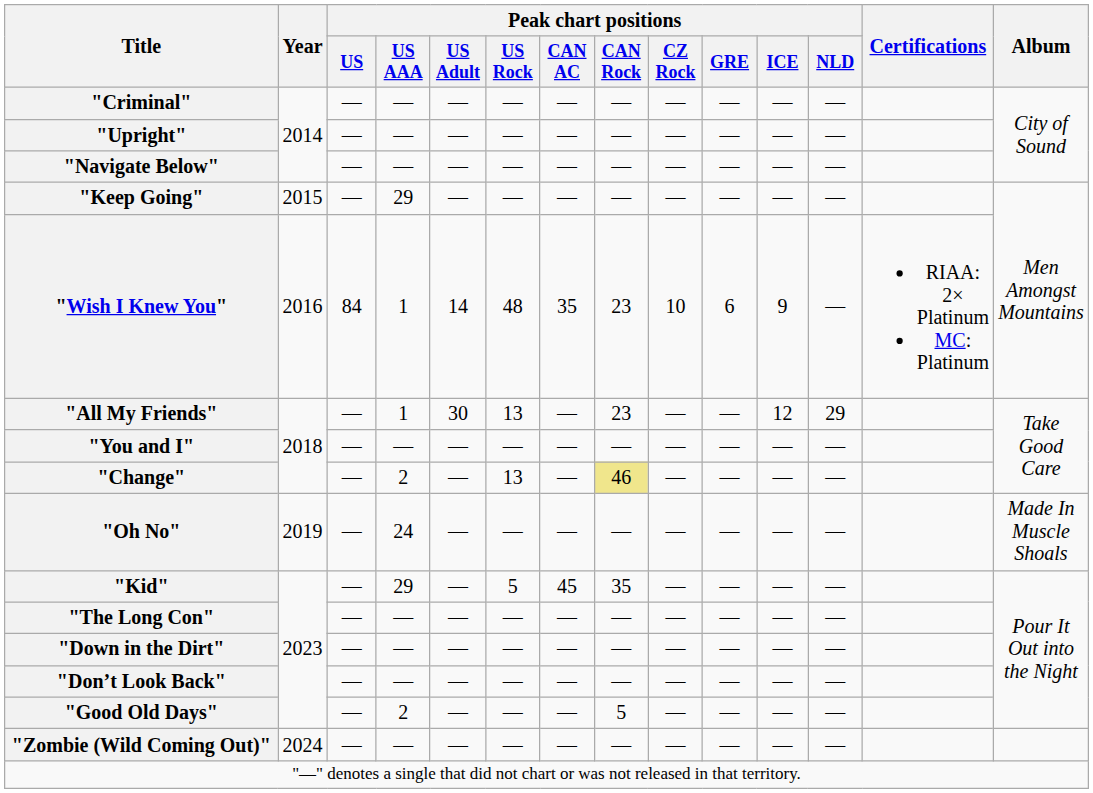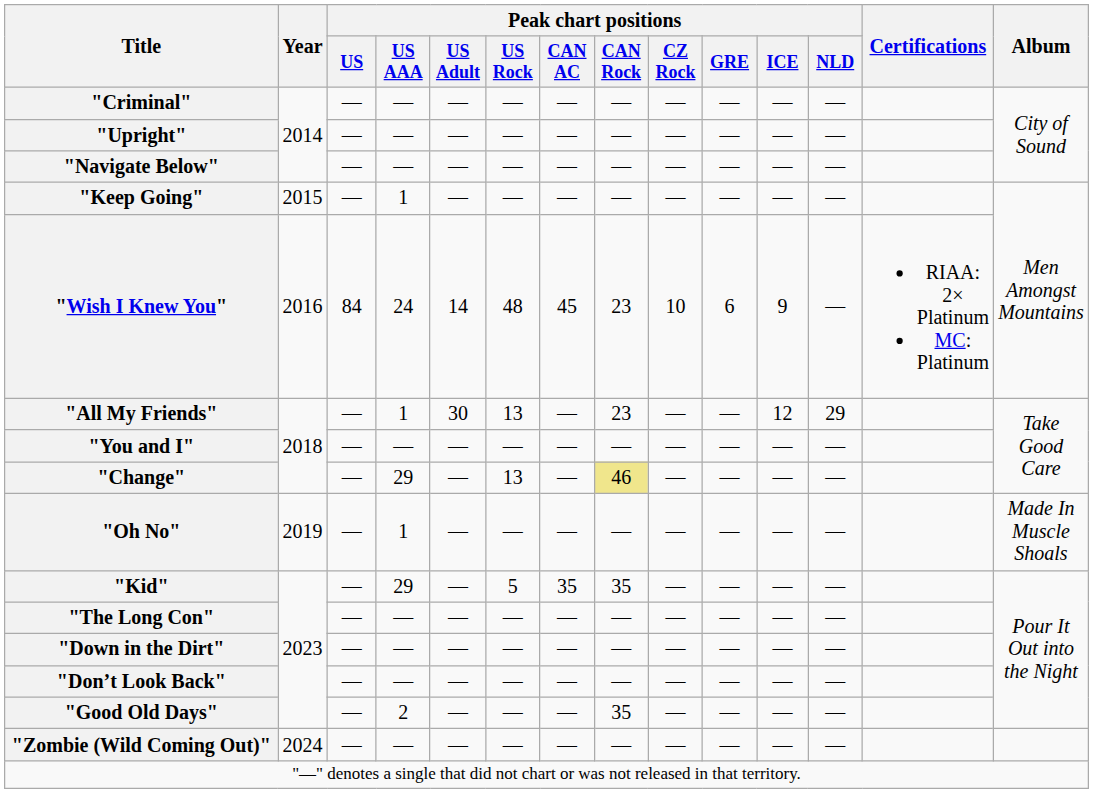(403, 198) 29 -> (403, 198) 1
(403, 306) 1 -> (403, 306) 24
(567, 306) 35 -> (567, 306) 45
(403, 477) 2 -> (403, 477) 29
(403, 531) 24 -> (403, 531) 1
(567, 585) 45 -> (567, 585) 35
(621, 712) 5 -> (621, 712) 35
